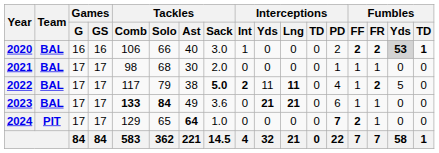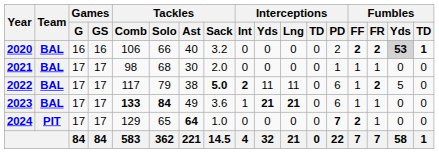(219, 49) 3.0 -> (219, 49) 3.2
(245, 49) 1 -> (245, 49) 0
(294, 85) bold -> (294, 85) normal
(337, 85) 4 -> (337, 85) 6
(245, 103) 0 -> (245, 103) 1
